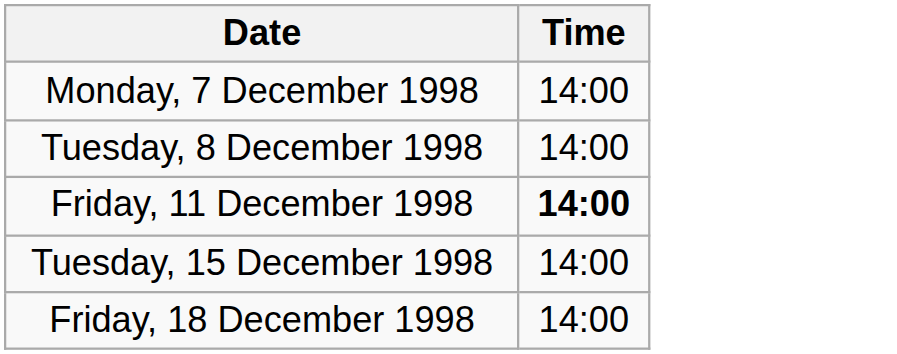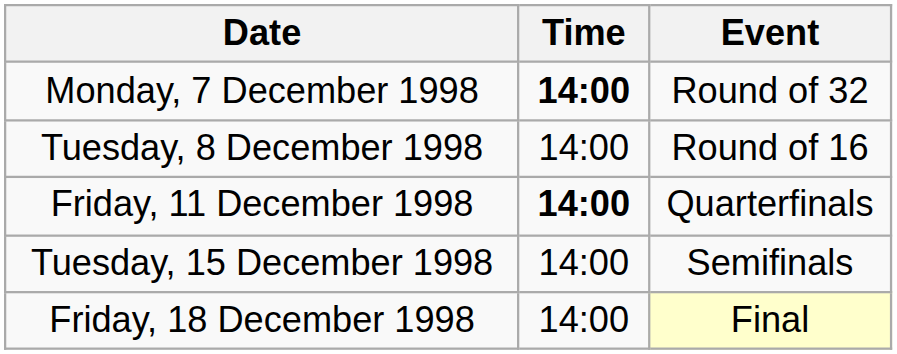+ column: (770, 33)
(584, 90) normal -> (584, 90) bold
